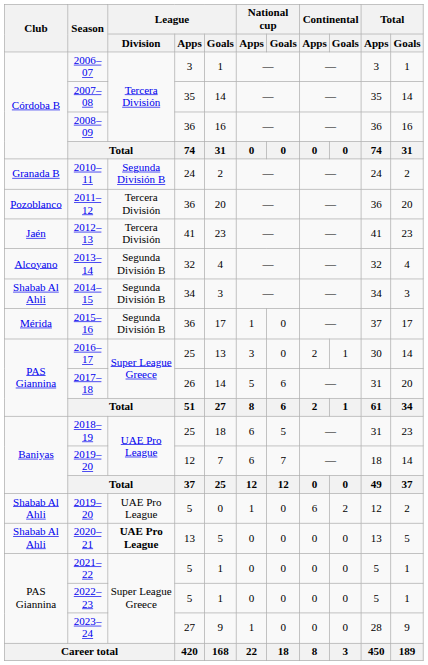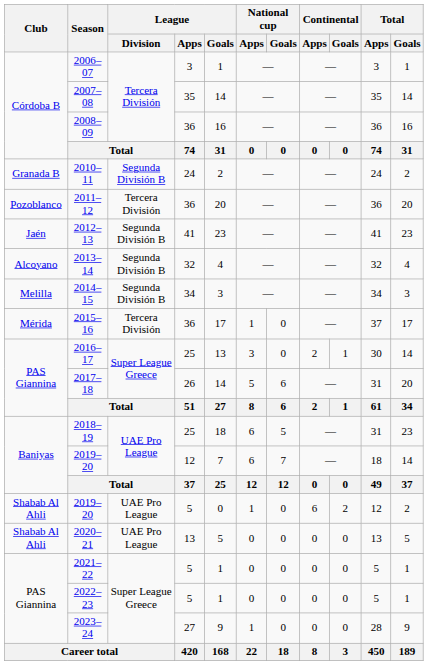(141, 234) Tercera División -> (141, 234) Segunda División B
(36, 293) Shabab Al Ahli -> (36, 293) Melilla
(141, 323) Segunda División B -> (141, 323) Tercera División
(141, 538) bold -> (141, 538) normal
